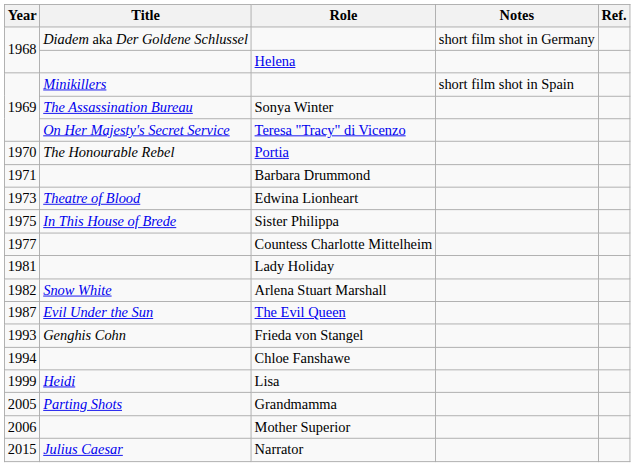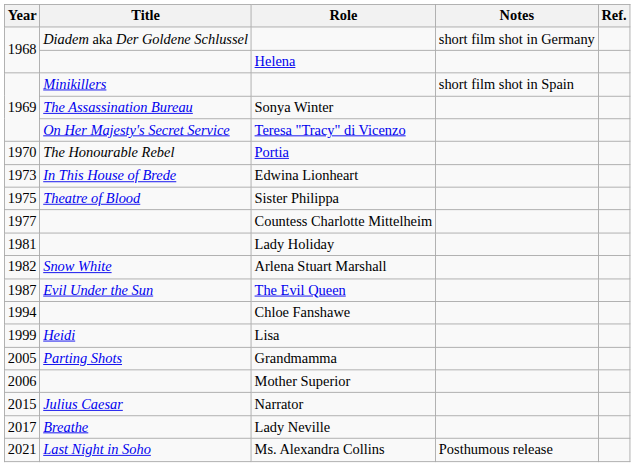- row: (22, 175)
(92, 198) Theatre of Blood -> (110, 175) In This House of Brede
(110, 221) In This House of Brede -> (92, 198) Theatre of Blood
- row: (22, 335)
+ row: (22, 426)
+ row: (22, 449)
